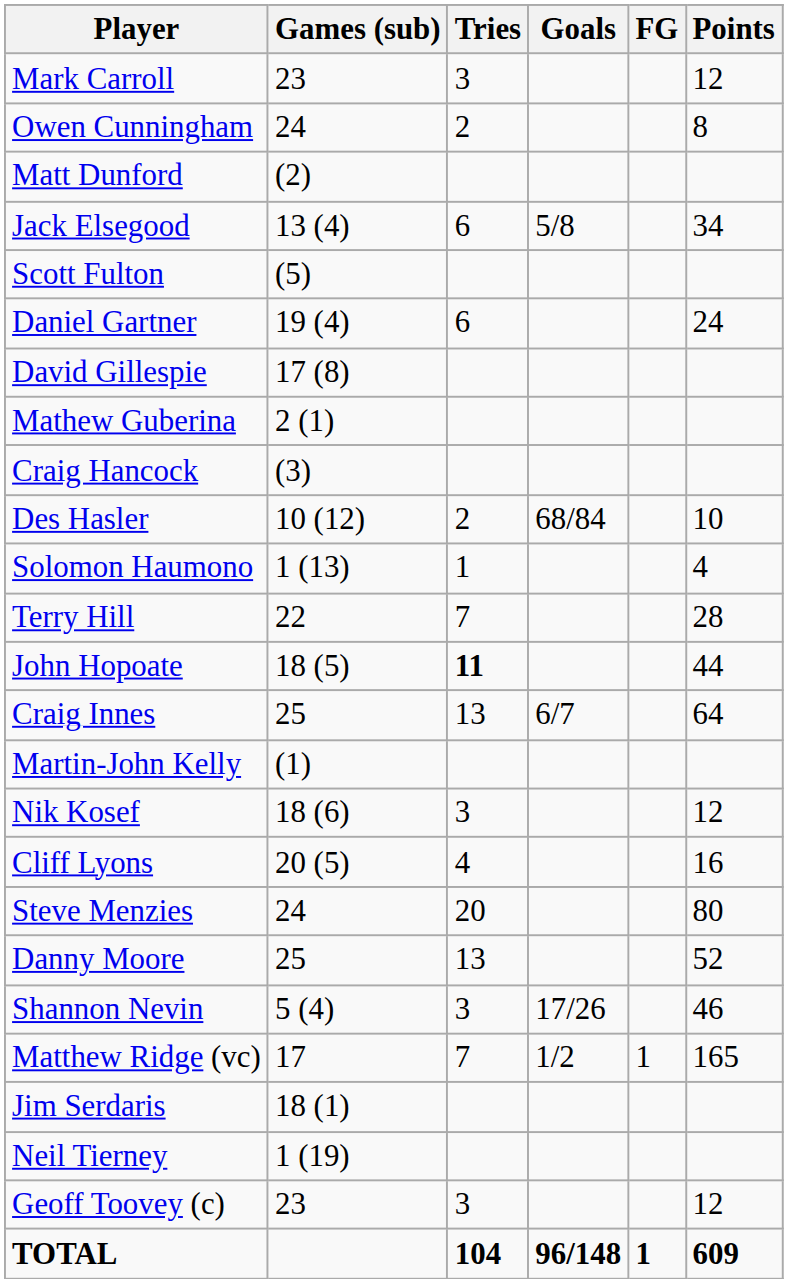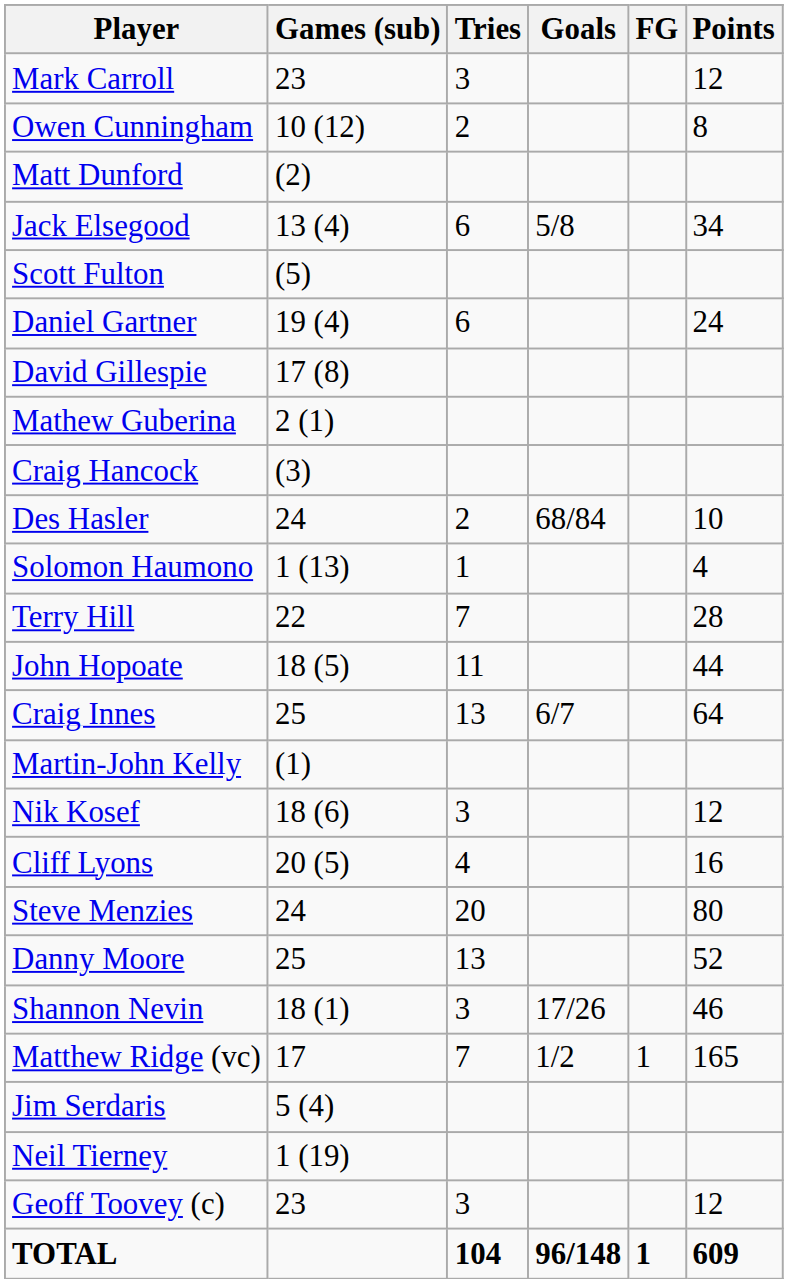(290, 126) 24 -> (320, 126) 10 (12)
(320, 518) 10 (12) -> (290, 518) 24
(469, 665) bold -> (470, 665) normal
(305, 1008) 5 (4) -> (312, 1008) 18 (1)
(312, 1106) 18 (1) -> (305, 1106) 5 (4)
